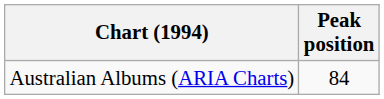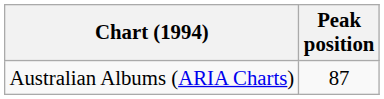(339, 77) 84 -> (339, 77) 87
